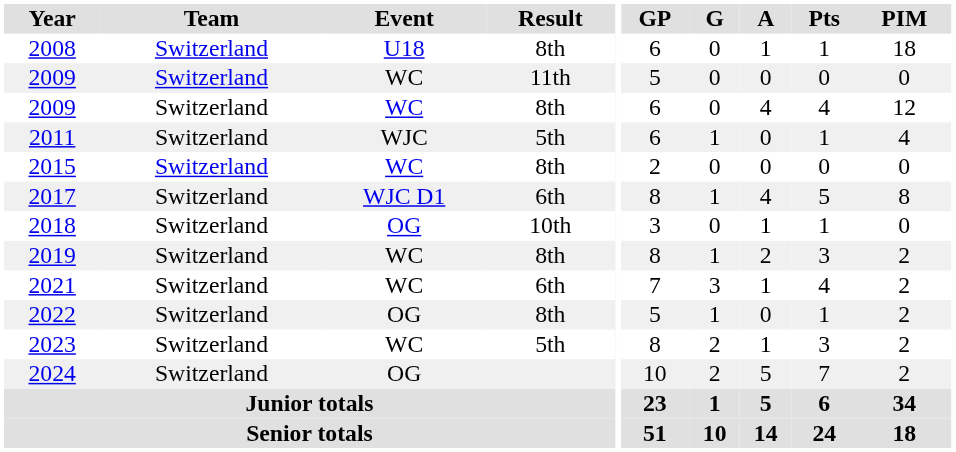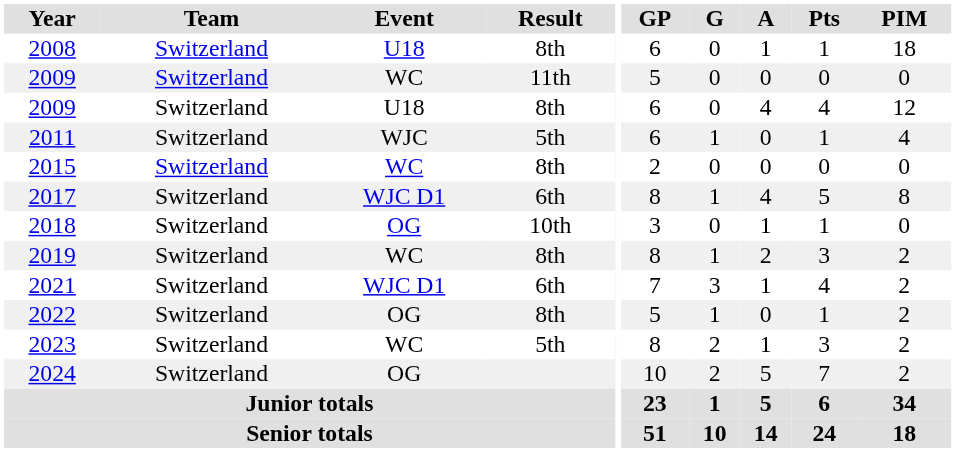(404, 107) WC -> (404, 107) U18
(404, 284) WC -> (404, 284) WJC D1
